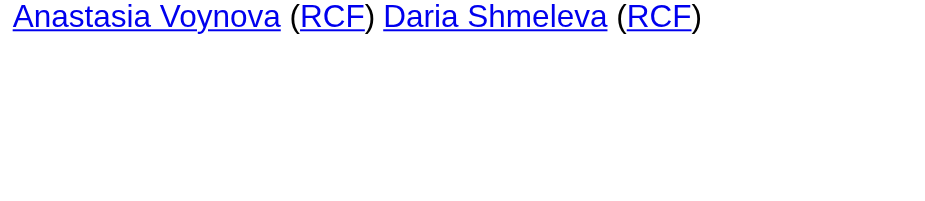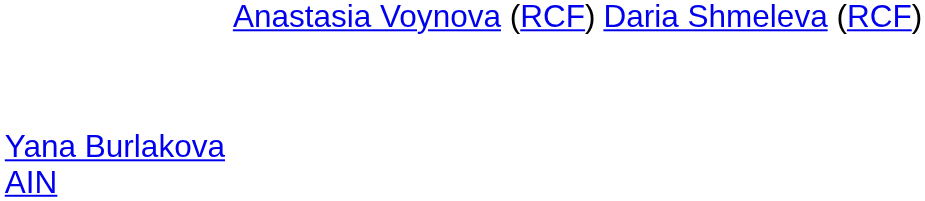+ row: (115, 164)
